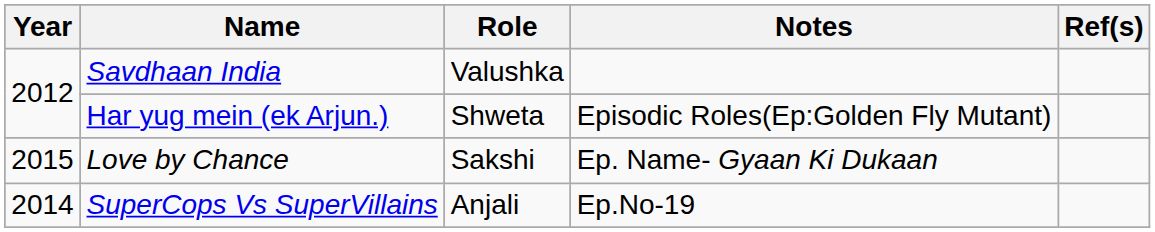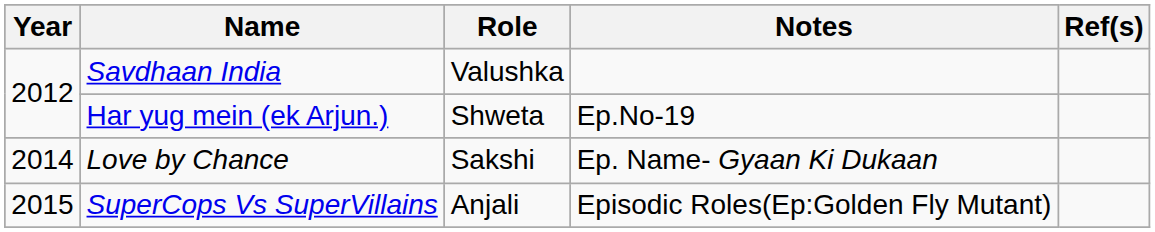(814, 115) Episodic Roles(Ep:Golden Fly Mutant) -> (636, 115) Ep.No-19
(42, 159) 2015 -> (42, 159) 2014
(42, 204) 2014 -> (42, 204) 2015
(636, 204) Ep.No-19 -> (814, 204) Episodic Roles(Ep:Golden Fly Mutant)
